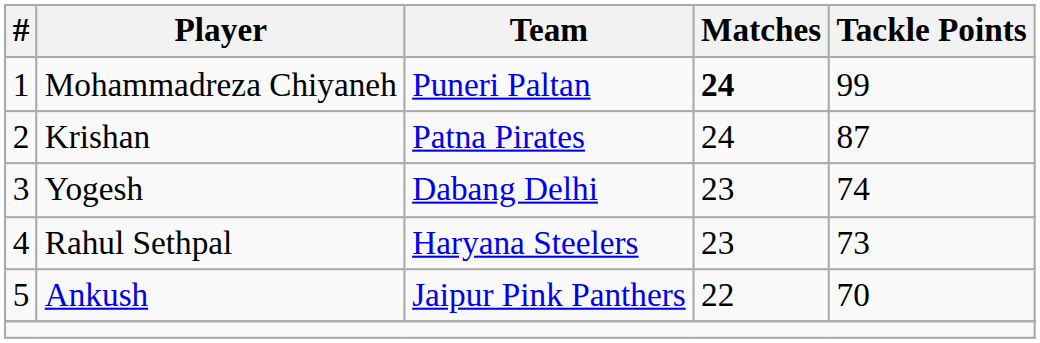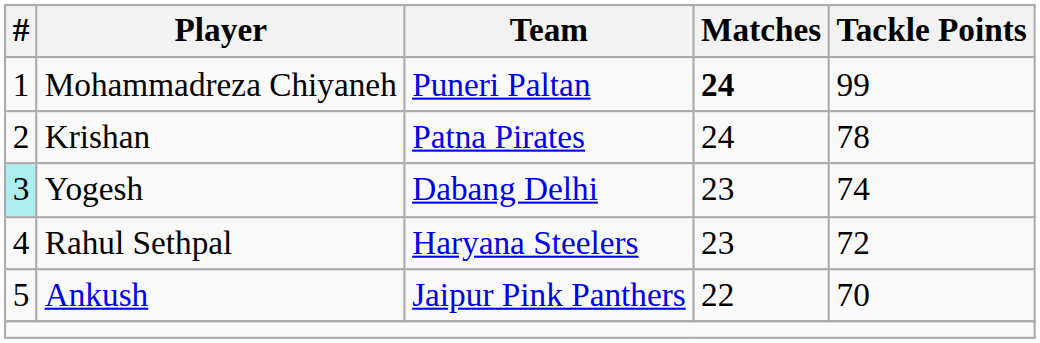(853, 136) 87 -> (853, 136) 78
(21, 189) no background -> (21, 189) paleturquoise background
(853, 242) 73 -> (853, 242) 72
